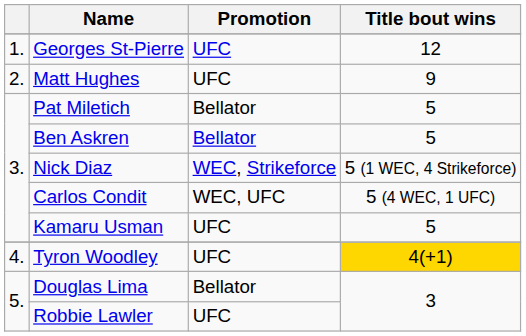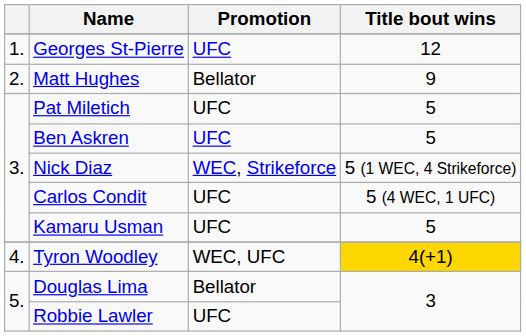(212, 78) UFC -> (224, 78) Bellator
(224, 108) Bellator -> (212, 108) UFC
(224, 138) Bellator -> (212, 138) UFC
(239, 197) WEC, UFC -> (212, 197) UFC
(212, 256) UFC -> (239, 256) WEC, UFC
